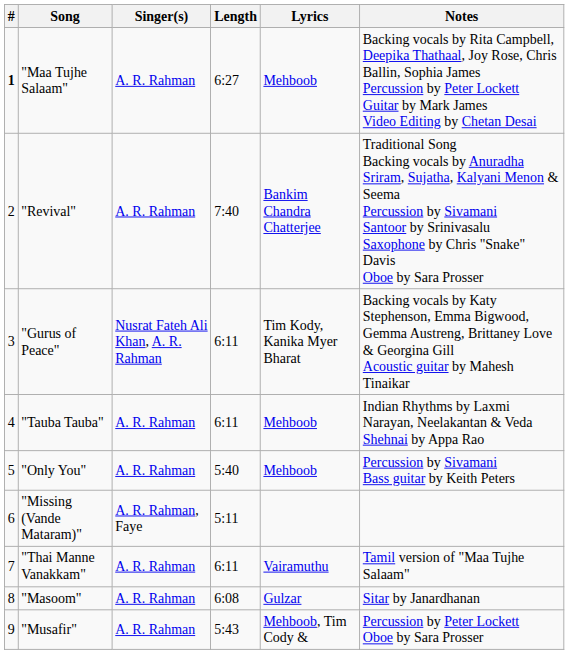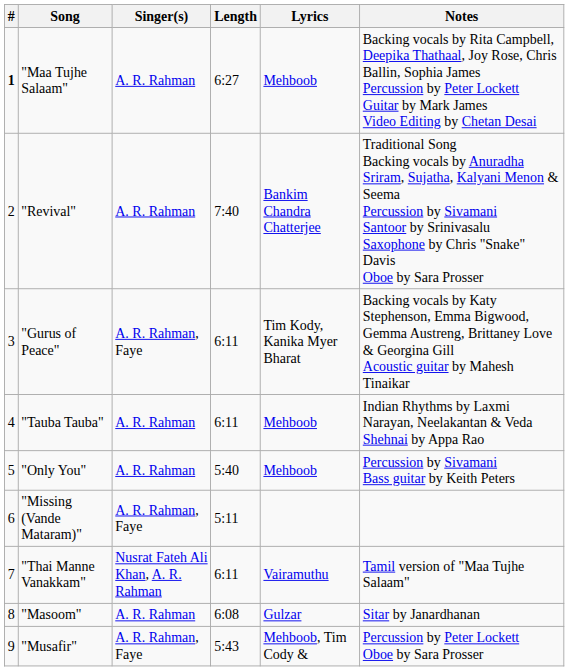(161, 342) Nusrat Fateh Ali Khan, A. R. Rahman -> (157, 342) A. R. Rahman, Faye
(155, 566) A. R. Rahman -> (161, 575) Nusrat Fateh Ali Khan, A. R. Rahman
(155, 629) A. R. Rahman -> (157, 646) A. R. Rahman, Faye
